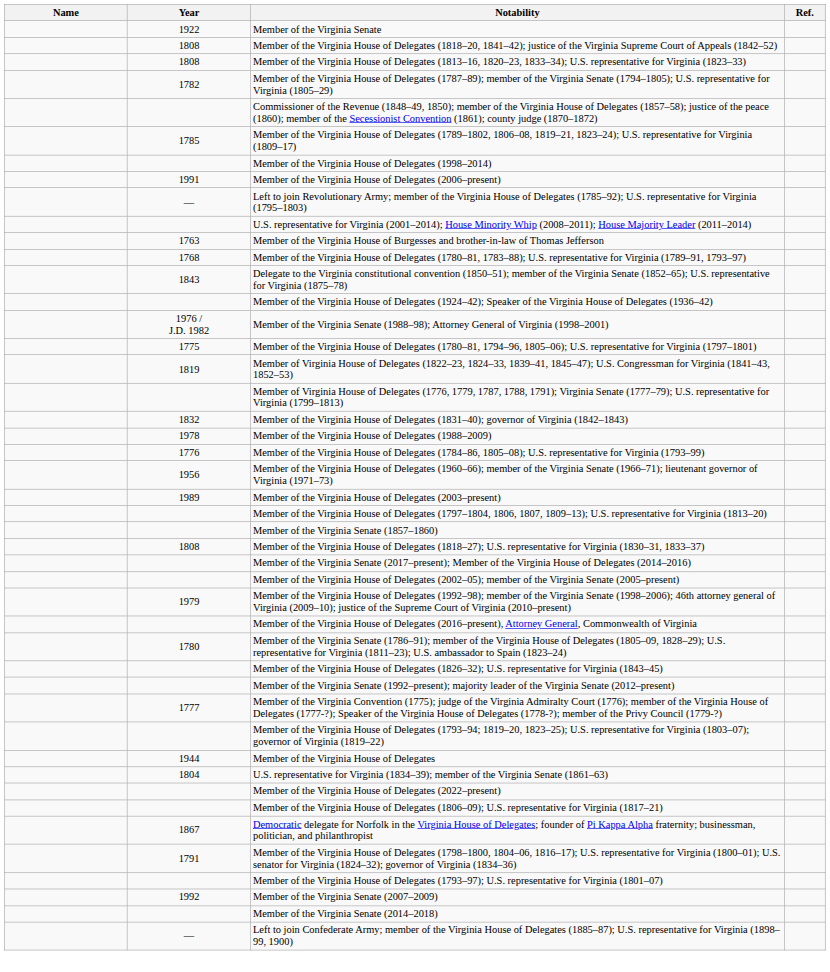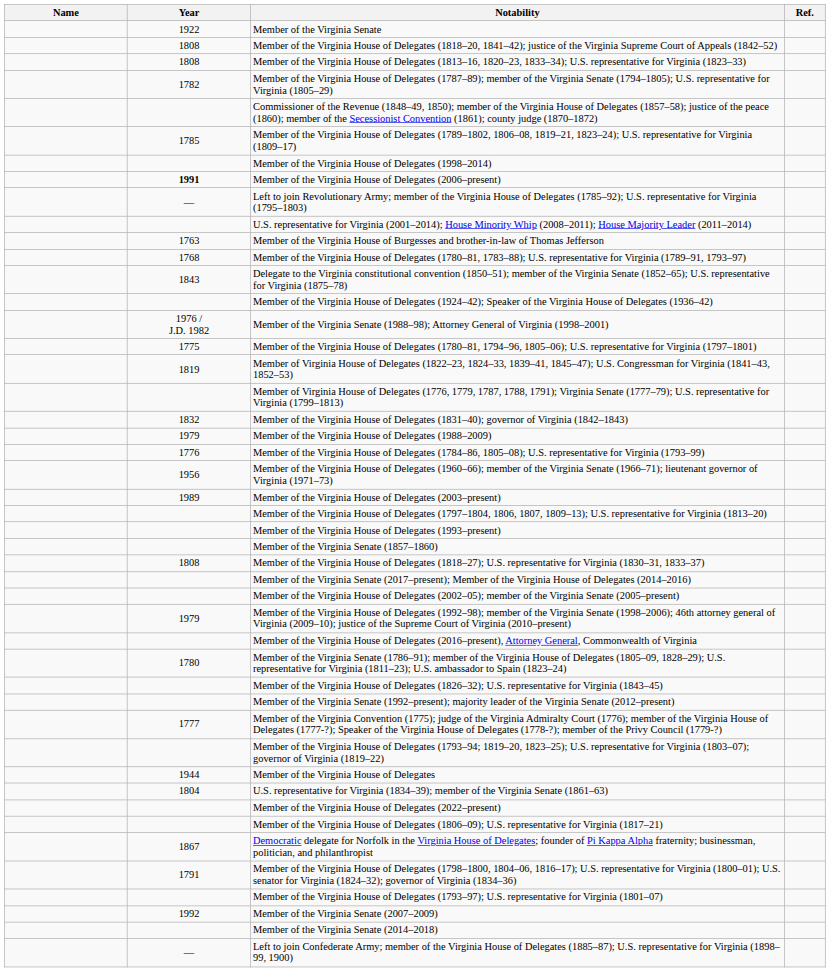(189, 179) normal -> (189, 179) bold
(189, 436) 1978 -> (189, 436) 1979
+ row: (377, 530)
